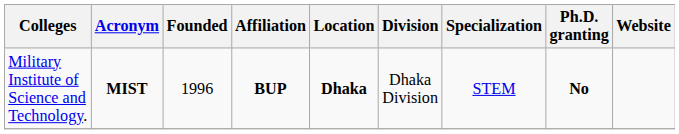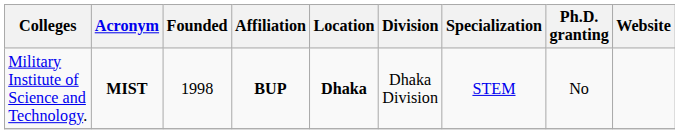(197, 88) 1996 -> (197, 88) 1998
(579, 88) bold -> (579, 88) normal
